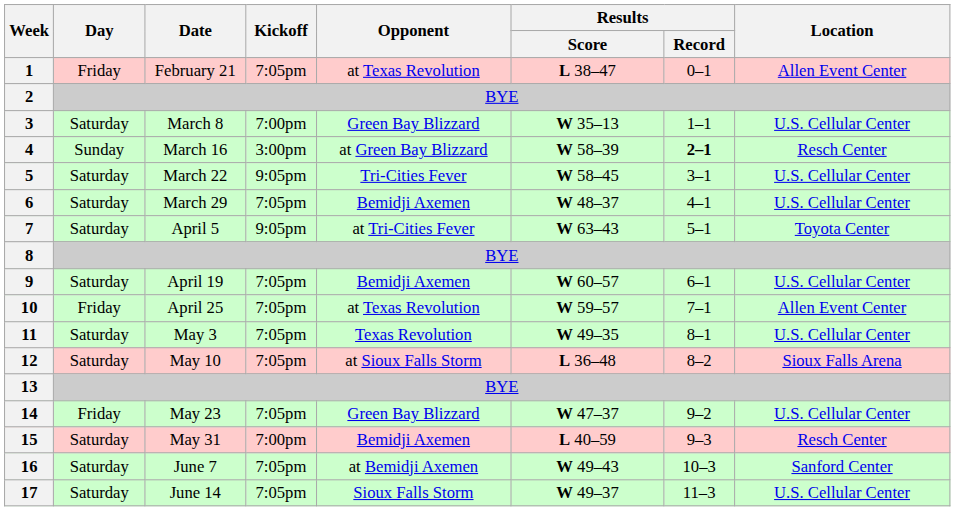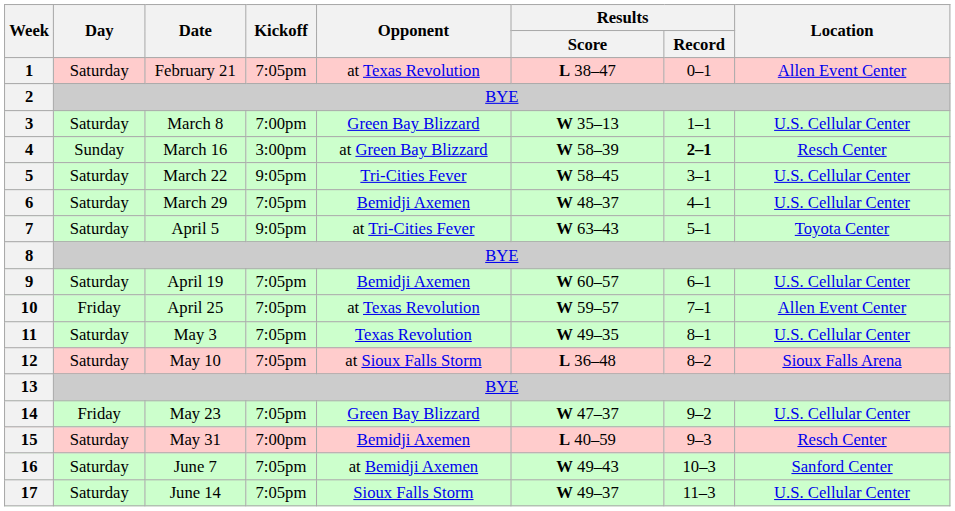(99, 70) Friday -> (99, 70) Saturday
